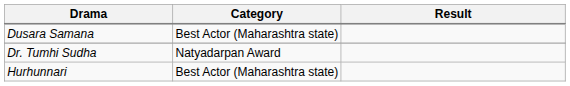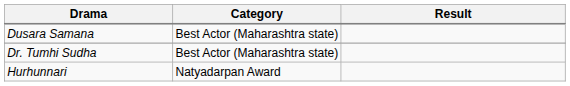(228, 53) Natyadarpan Award -> (257, 53) Best Actor (Maharashtra state)
(257, 72) Best Actor (Maharashtra state) -> (228, 72) Natyadarpan Award
